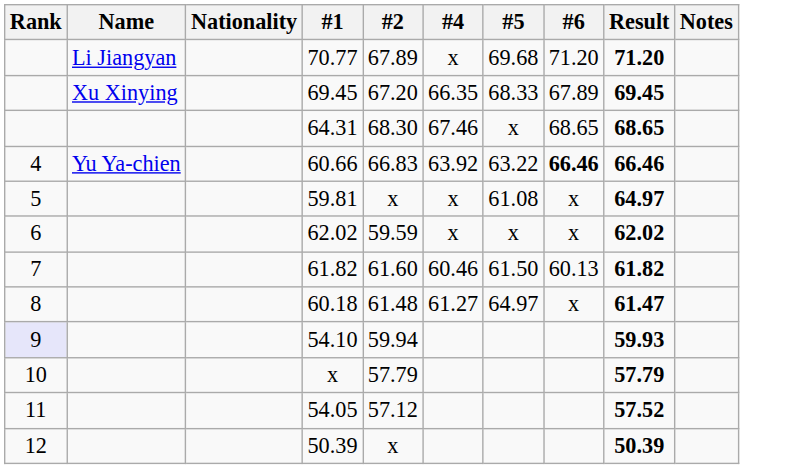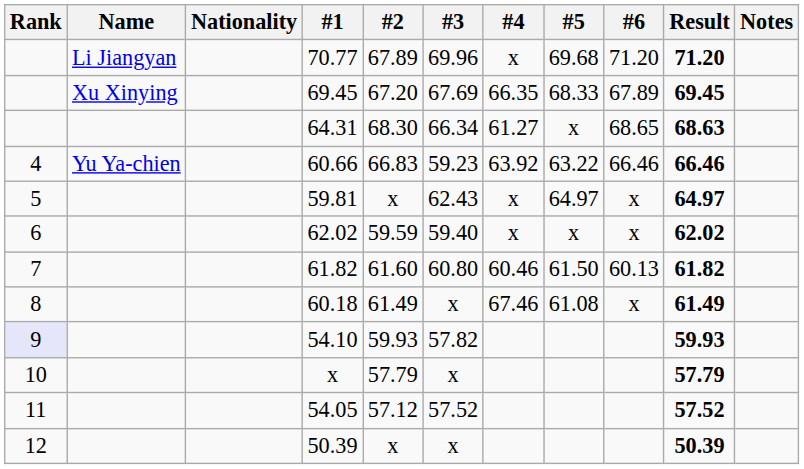+ column: (453, 22)
(453, 127) 67.46 -> (513, 127) 61.27
(639, 127) 68.65 -> (700, 127) 68.63
(574, 163) bold -> (634, 163) normal
(513, 198) 61.08 -> (574, 198) 64.97
(393, 304) 61.48 -> (393, 304) 61.49
(453, 304) 61.27 -> (513, 304) 67.46
(513, 304) 64.97 -> (574, 304) 61.08
(639, 304) 61.47 -> (700, 304) 61.49
(393, 339) 59.94 -> (393, 339) 59.93
